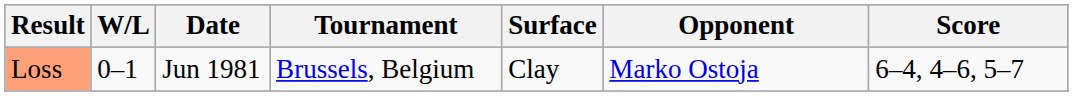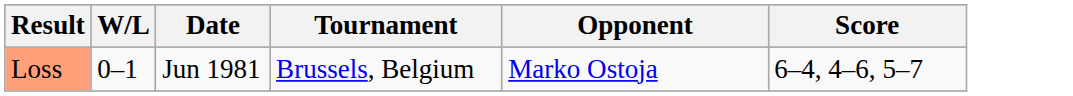- column: (553, 25)
